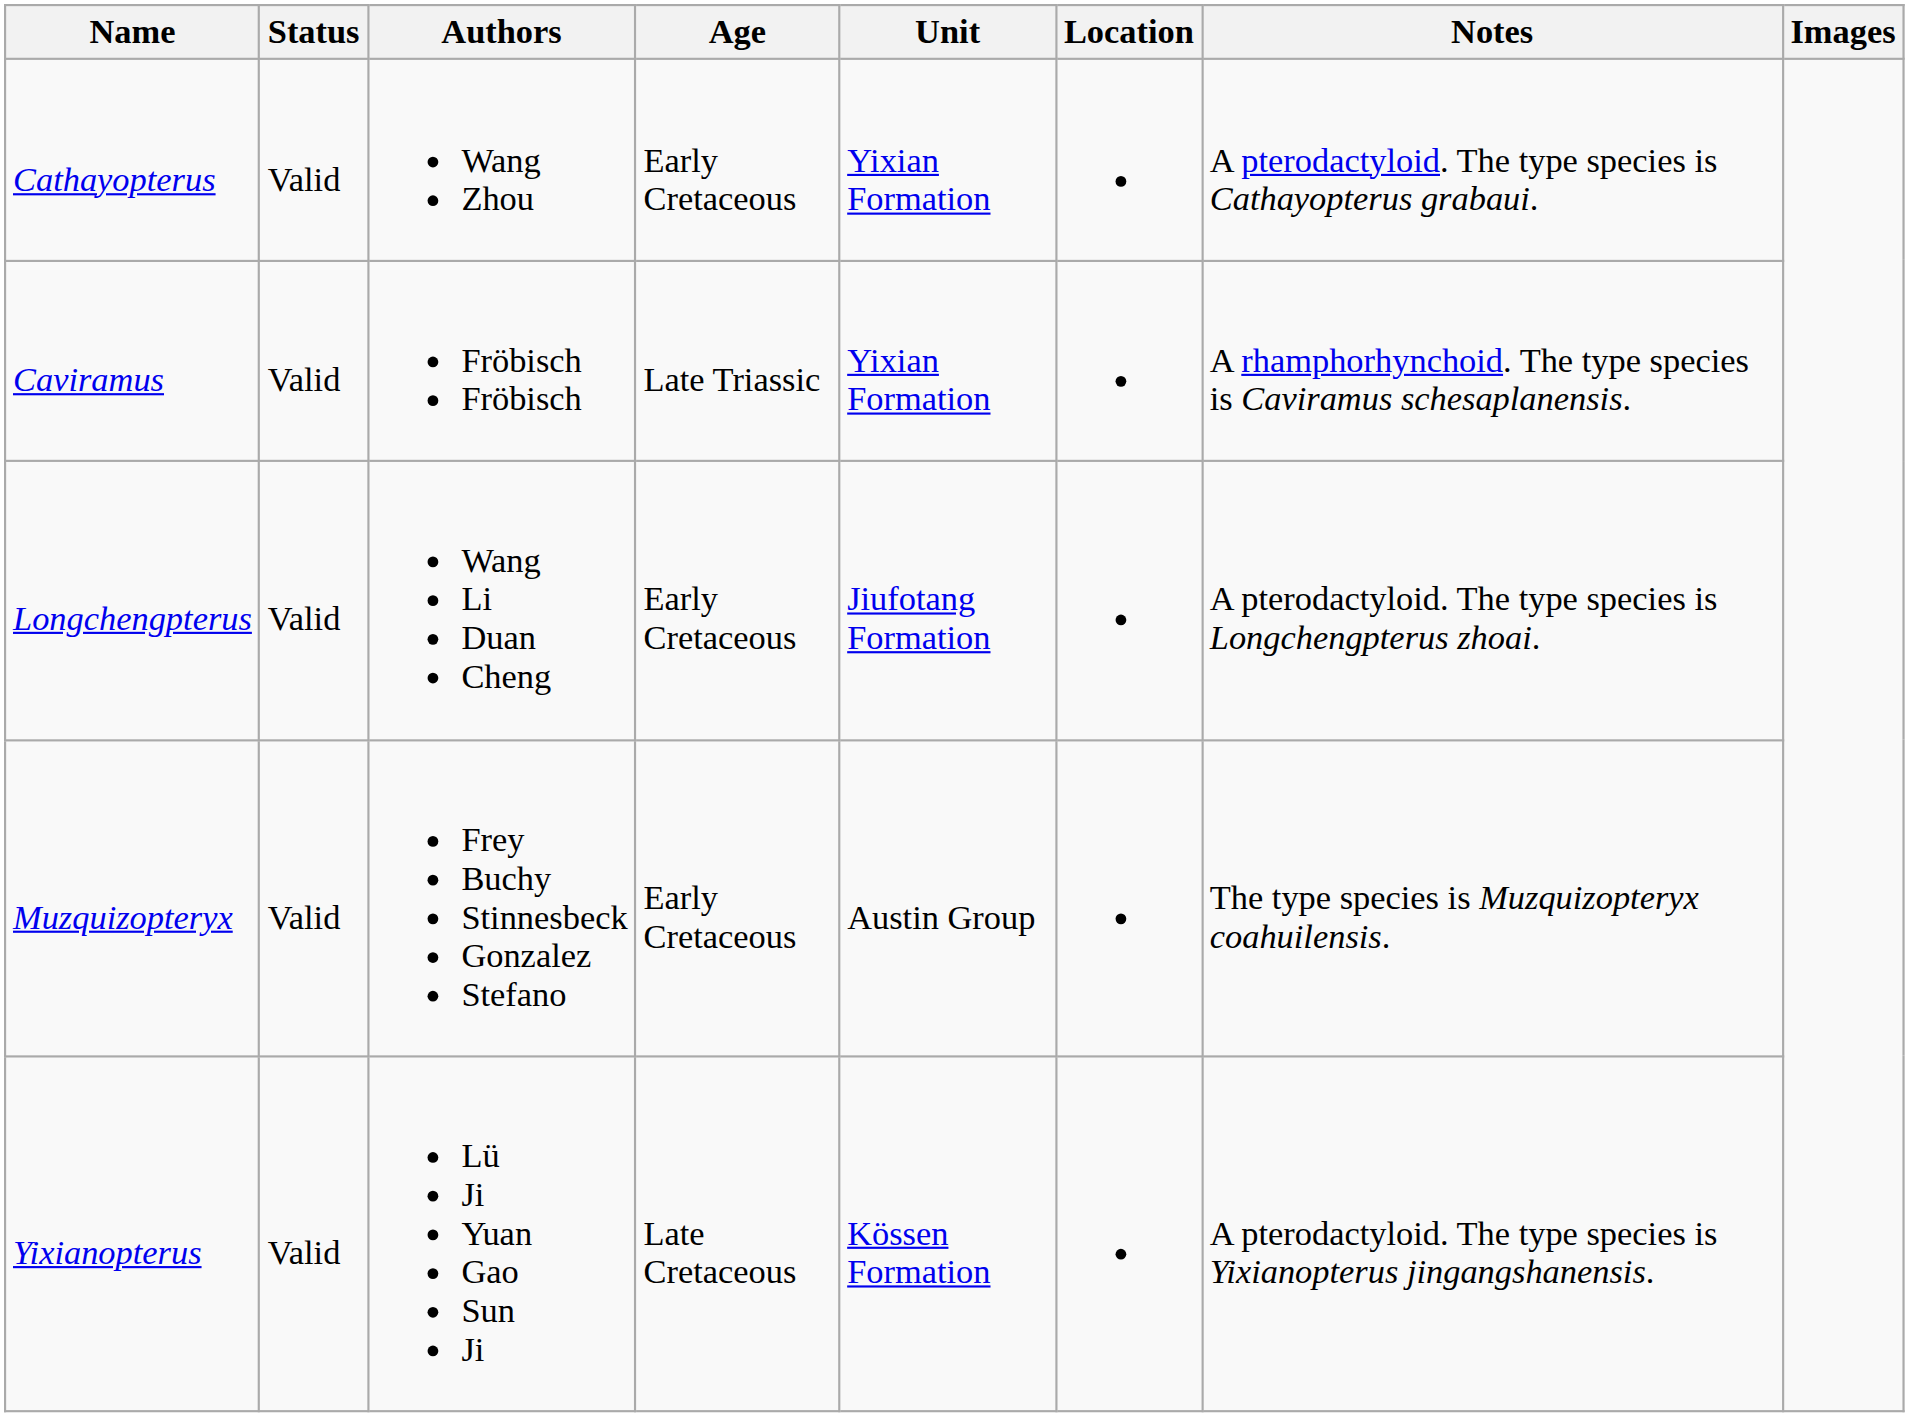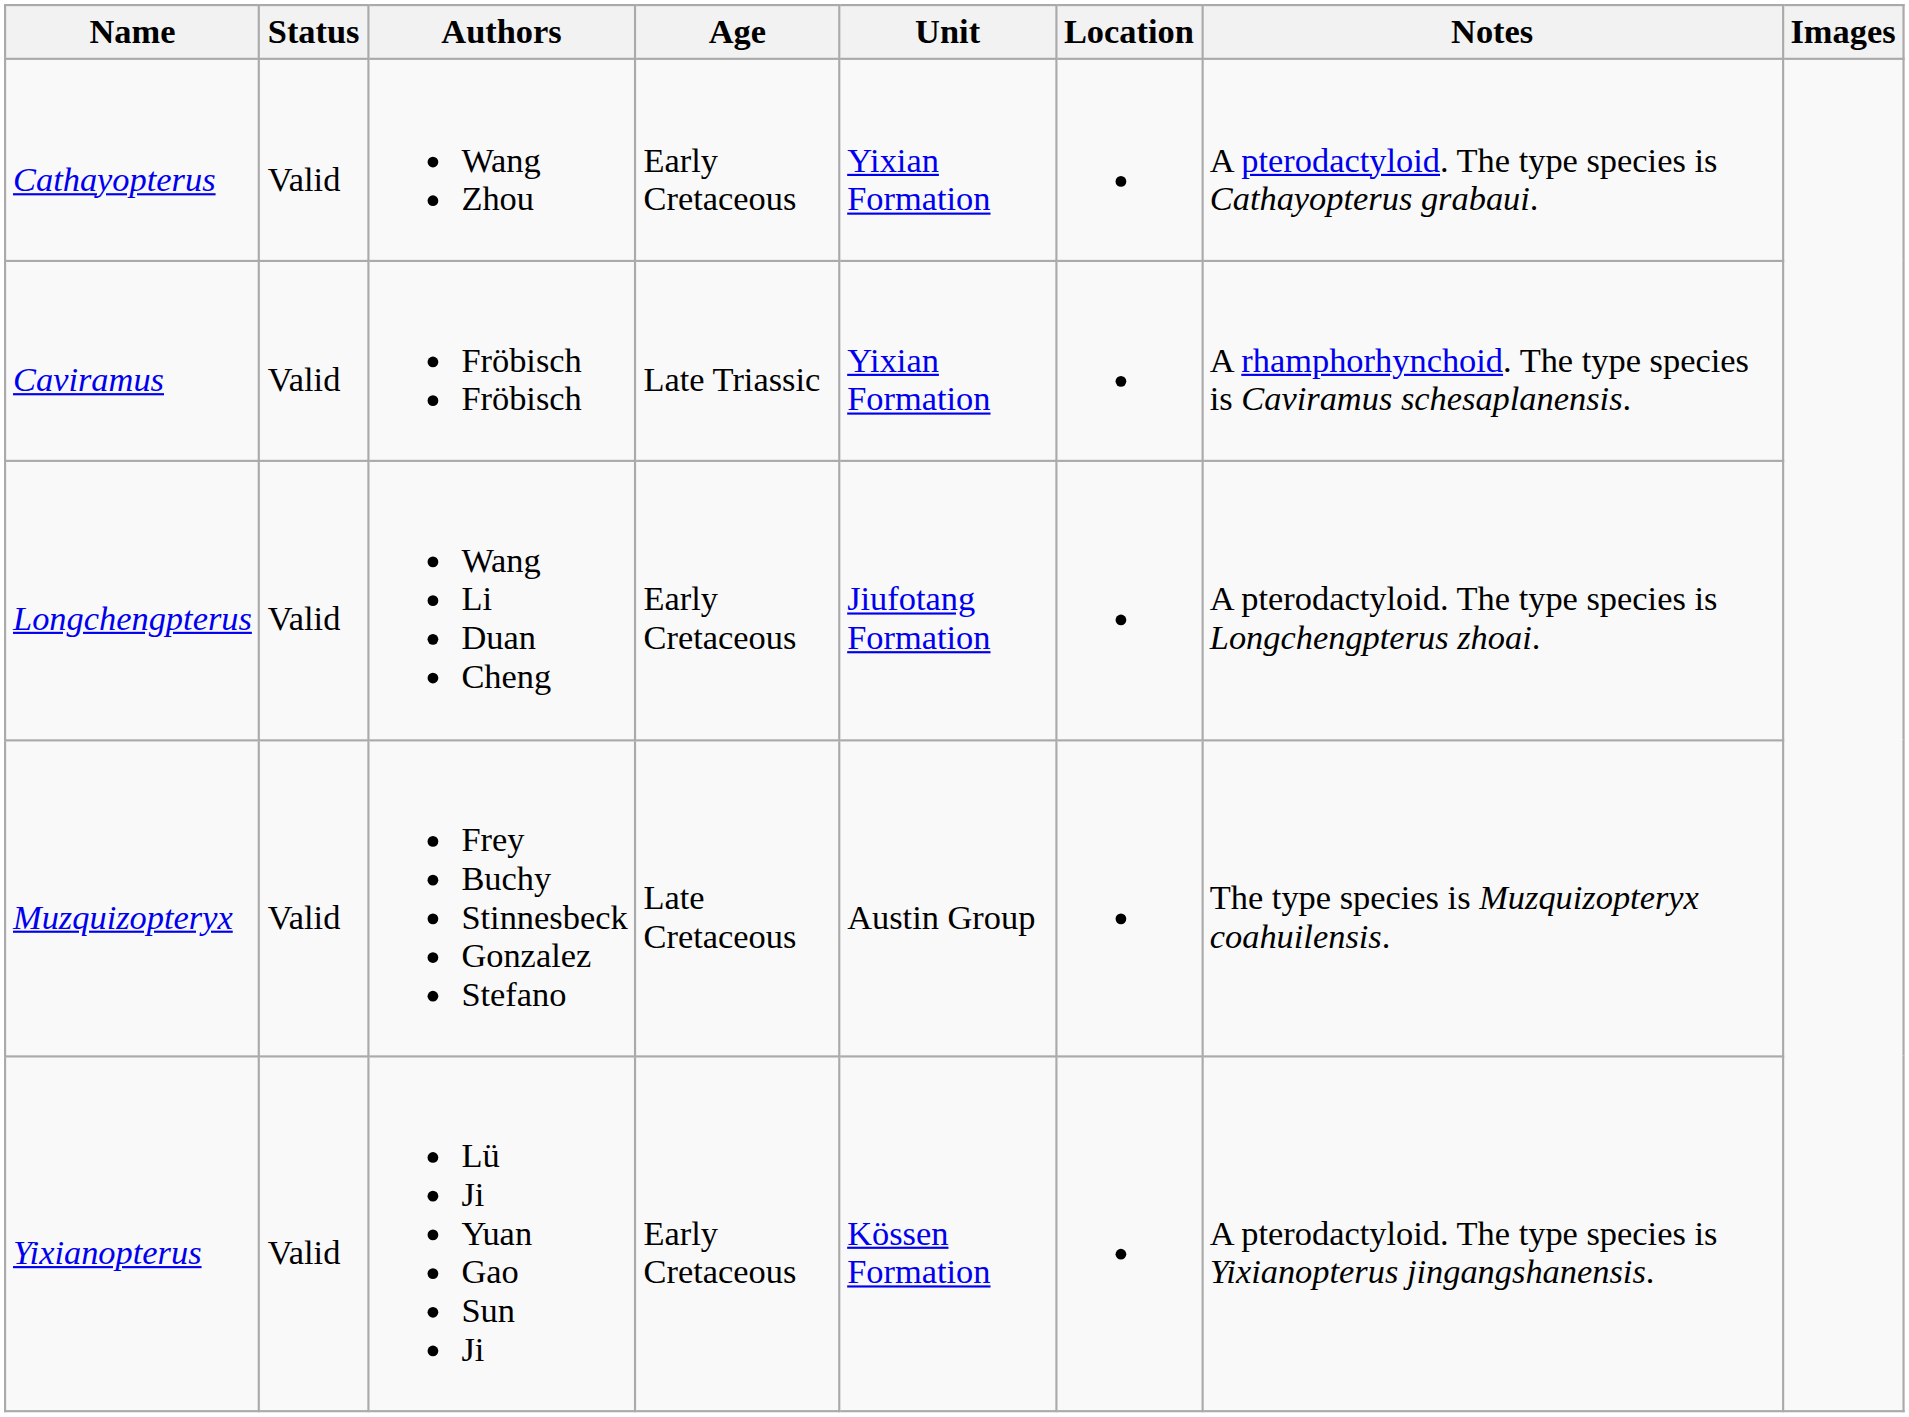(720, 916) Early Cretaceous -> (720, 916) Late Cretaceous
(720, 1252) Late Cretaceous -> (720, 1252) Early Cretaceous
